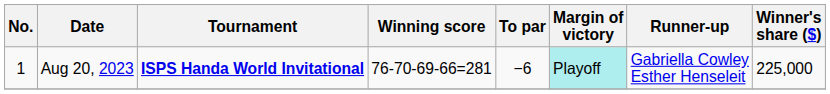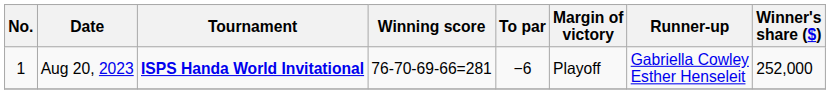(577, 68) paleturquoise background -> (577, 68) no background
(784, 68) 225,000 -> (784, 68) 252,000
